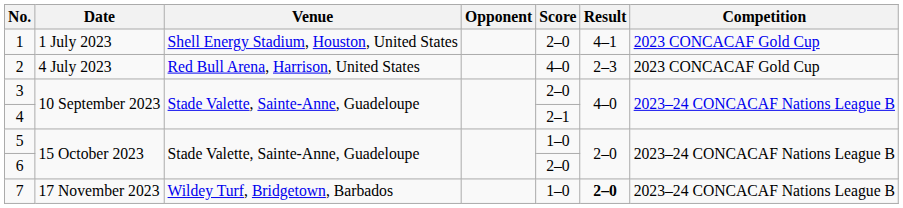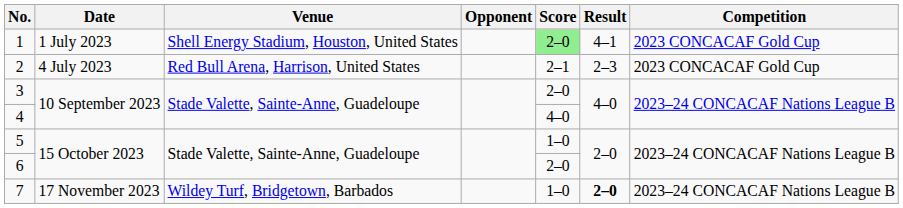(558, 41) no background -> (558, 41) lightgreen background
(558, 66) 4–0 -> (558, 66) 2–1
(558, 116) 2–1 -> (558, 116) 4–0
